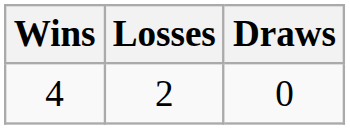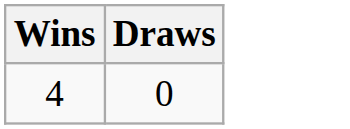- column: (164, 33)
